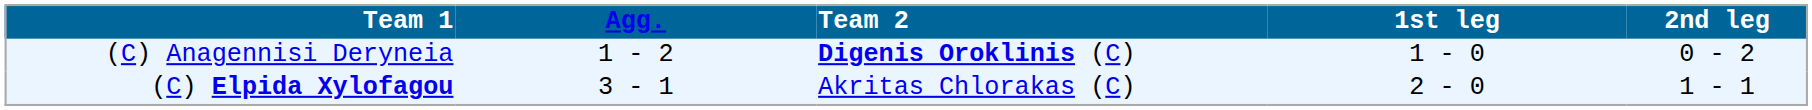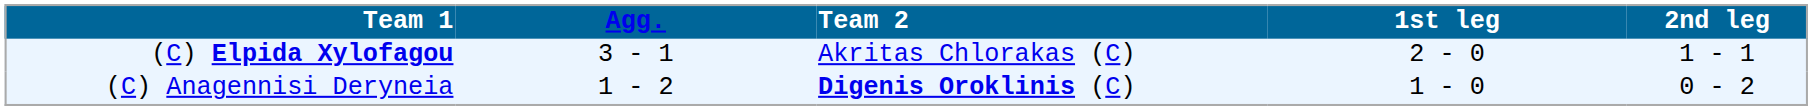rows swapped: (280, 55) <-> (302, 88)
